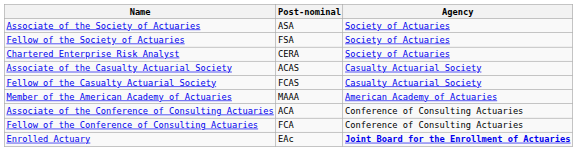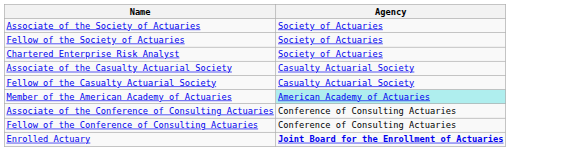- column: (309, 11)
(421, 97) no background -> (354, 97) paleturquoise background
